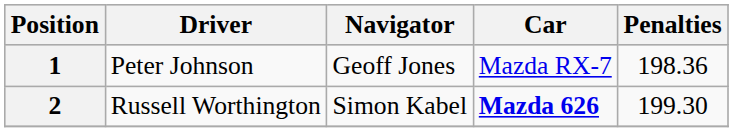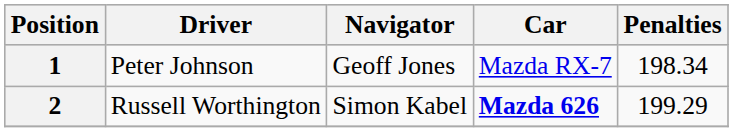(673, 65) 198.36 -> (673, 65) 198.34
(673, 106) 199.30 -> (673, 106) 199.29
